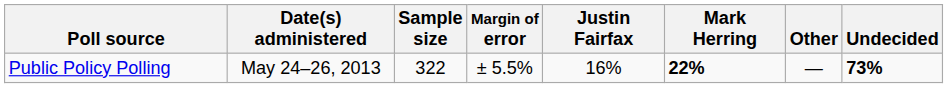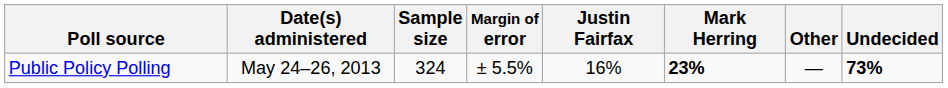(430, 67) 322 -> (430, 67) 324
(687, 67) 22% -> (687, 67) 23%
